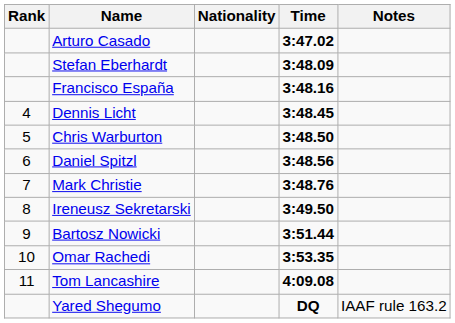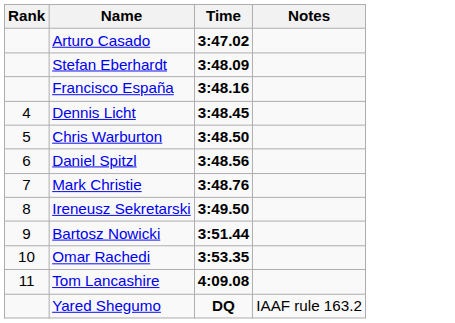- column: (237, 16)
